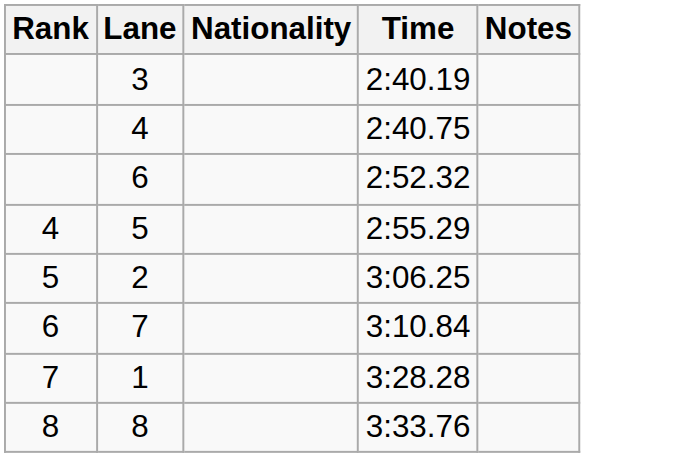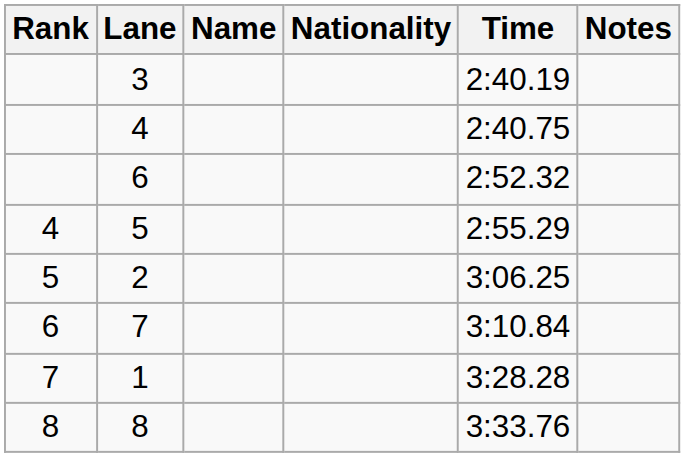+ column: (234, 29)
